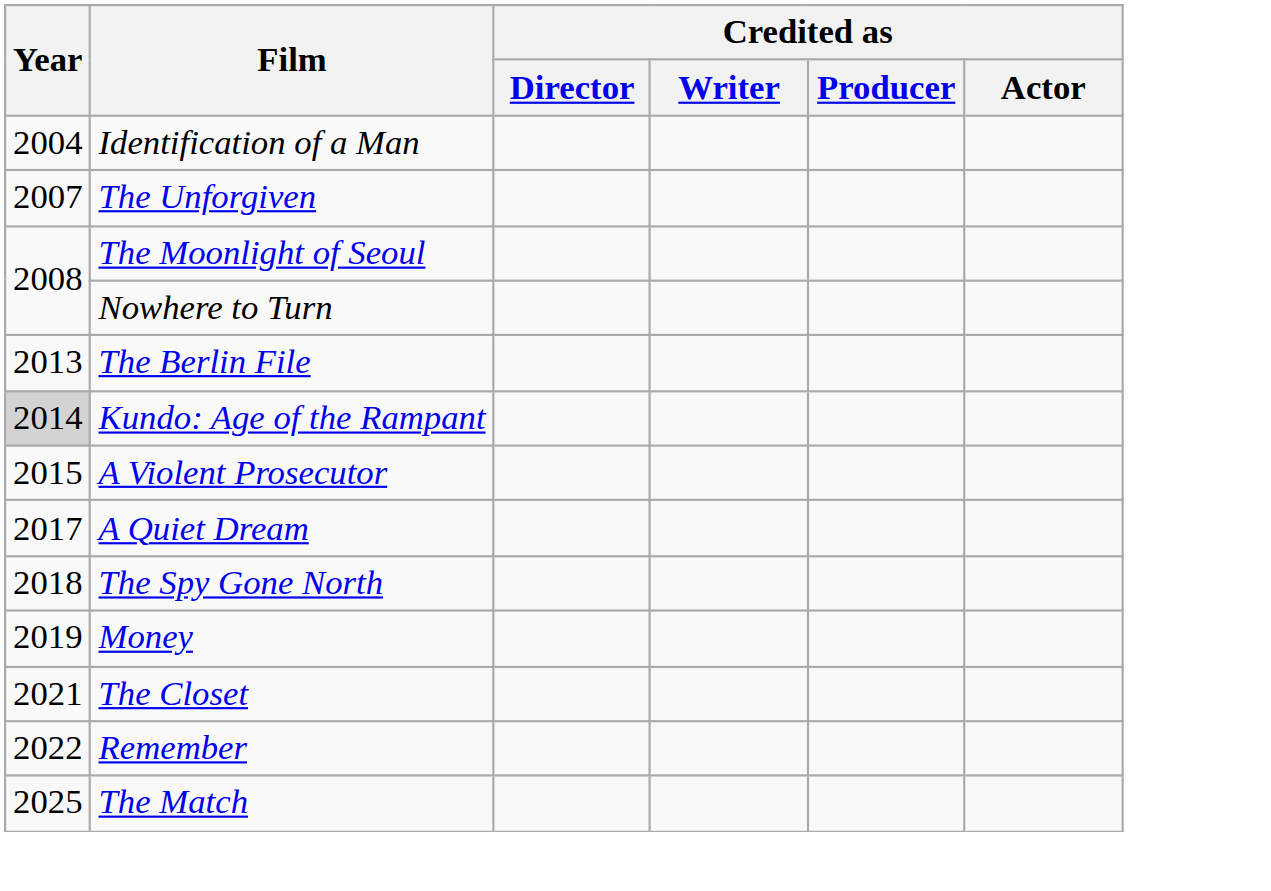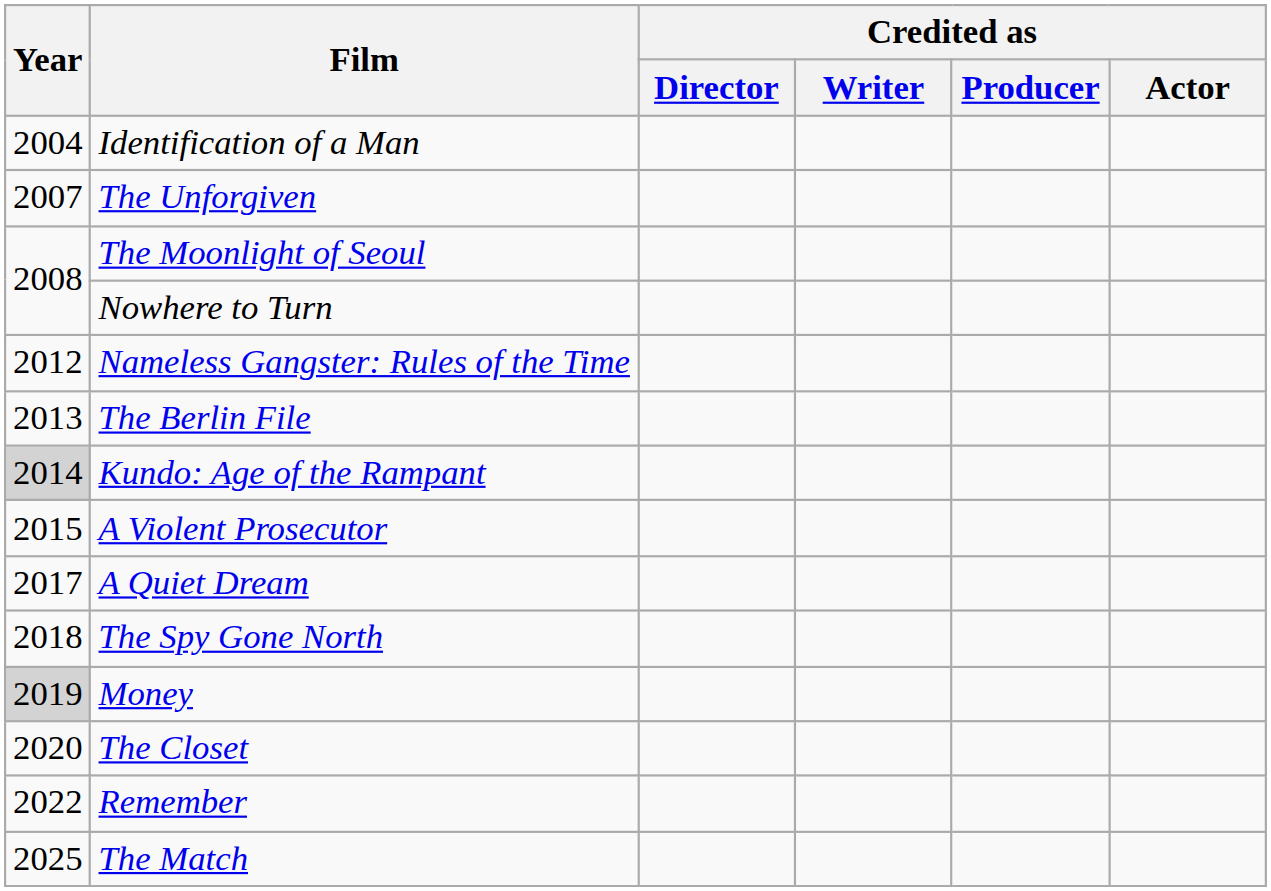+ row: (364, 362)
(48, 637) no background -> (48, 692) lightgrey background
(48, 692) 2021 -> (48, 747) 2020
